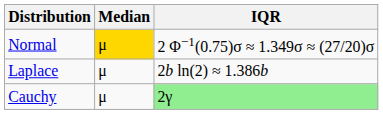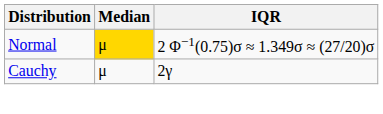- row: (33, 71)
(165, 96) lightgreen background -> (165, 71) no background
